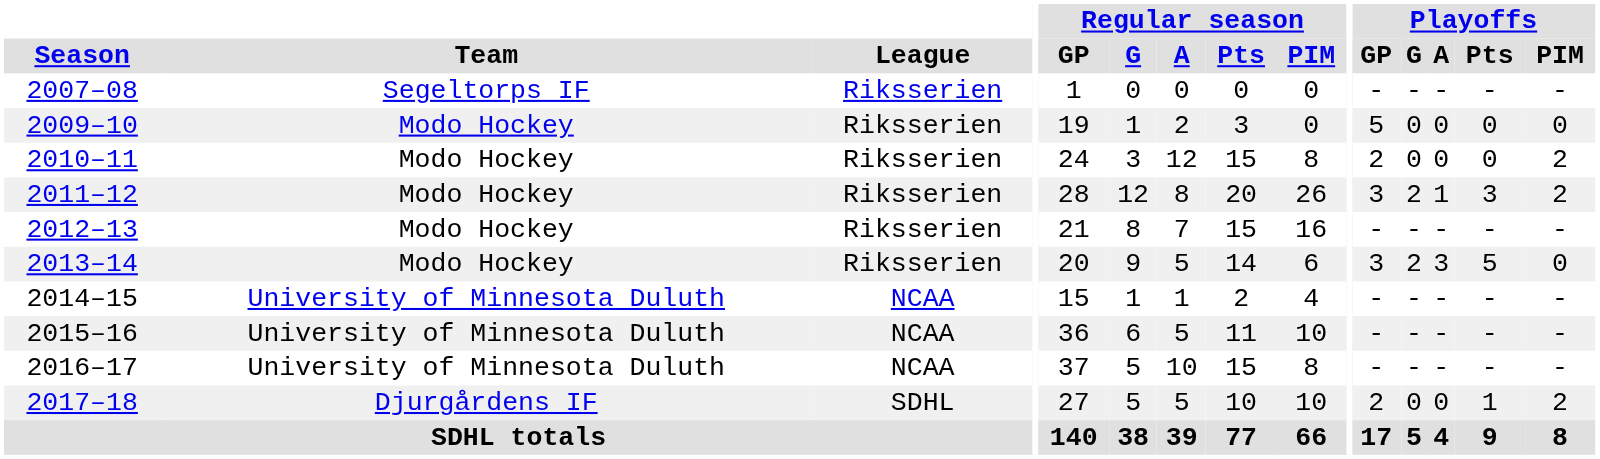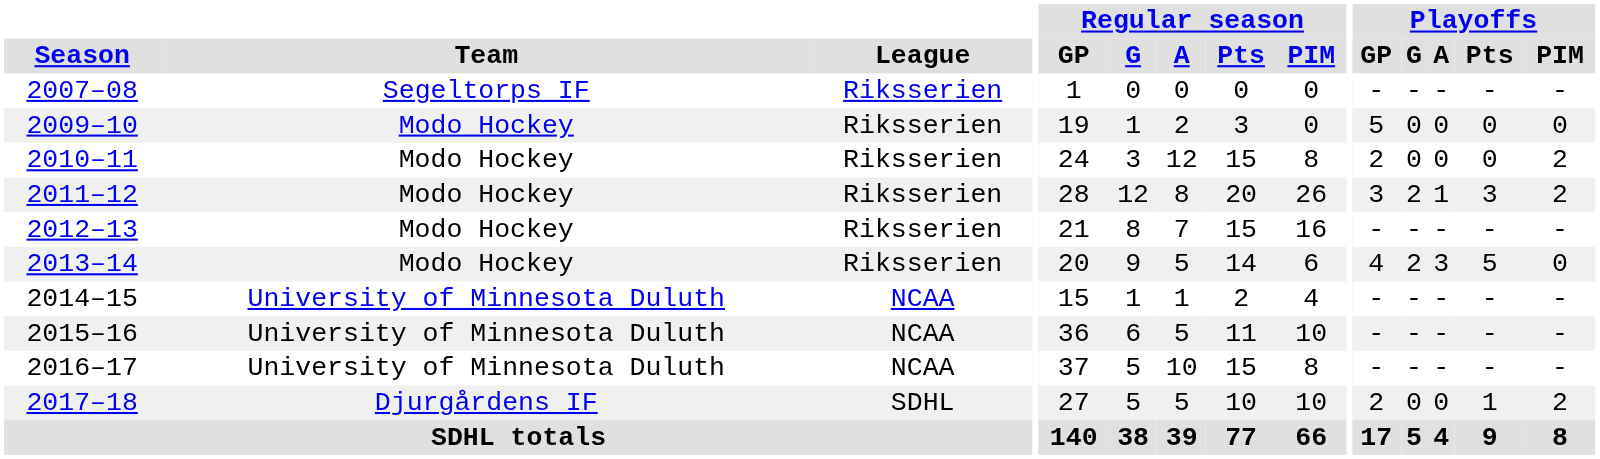(1376, 264) 3 -> (1376, 264) 4
